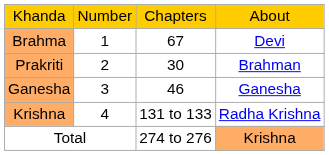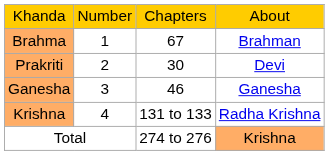(270, 41) Devi -> (270, 41) Brahman
(270, 65) Brahman -> (270, 65) Devi
